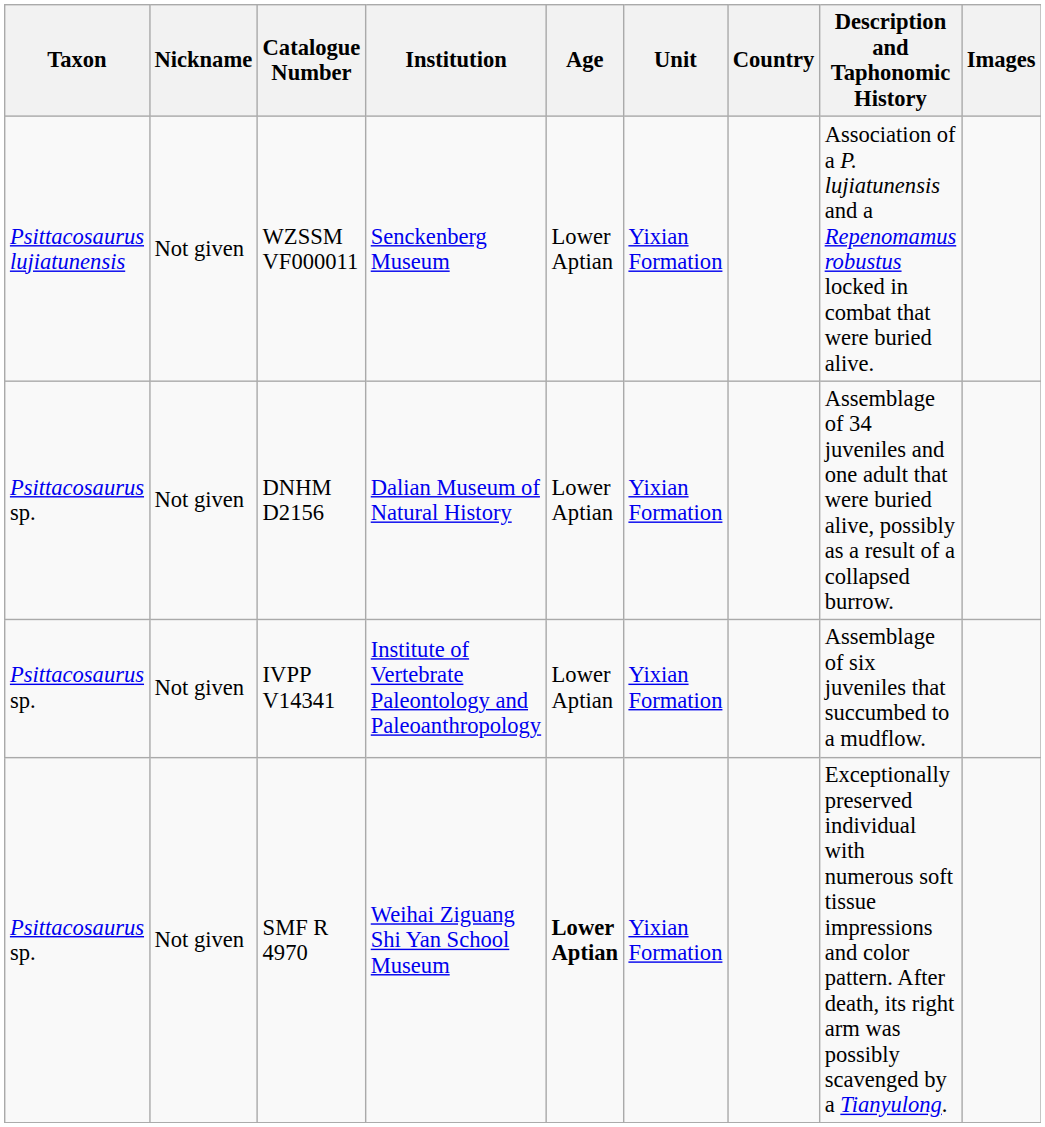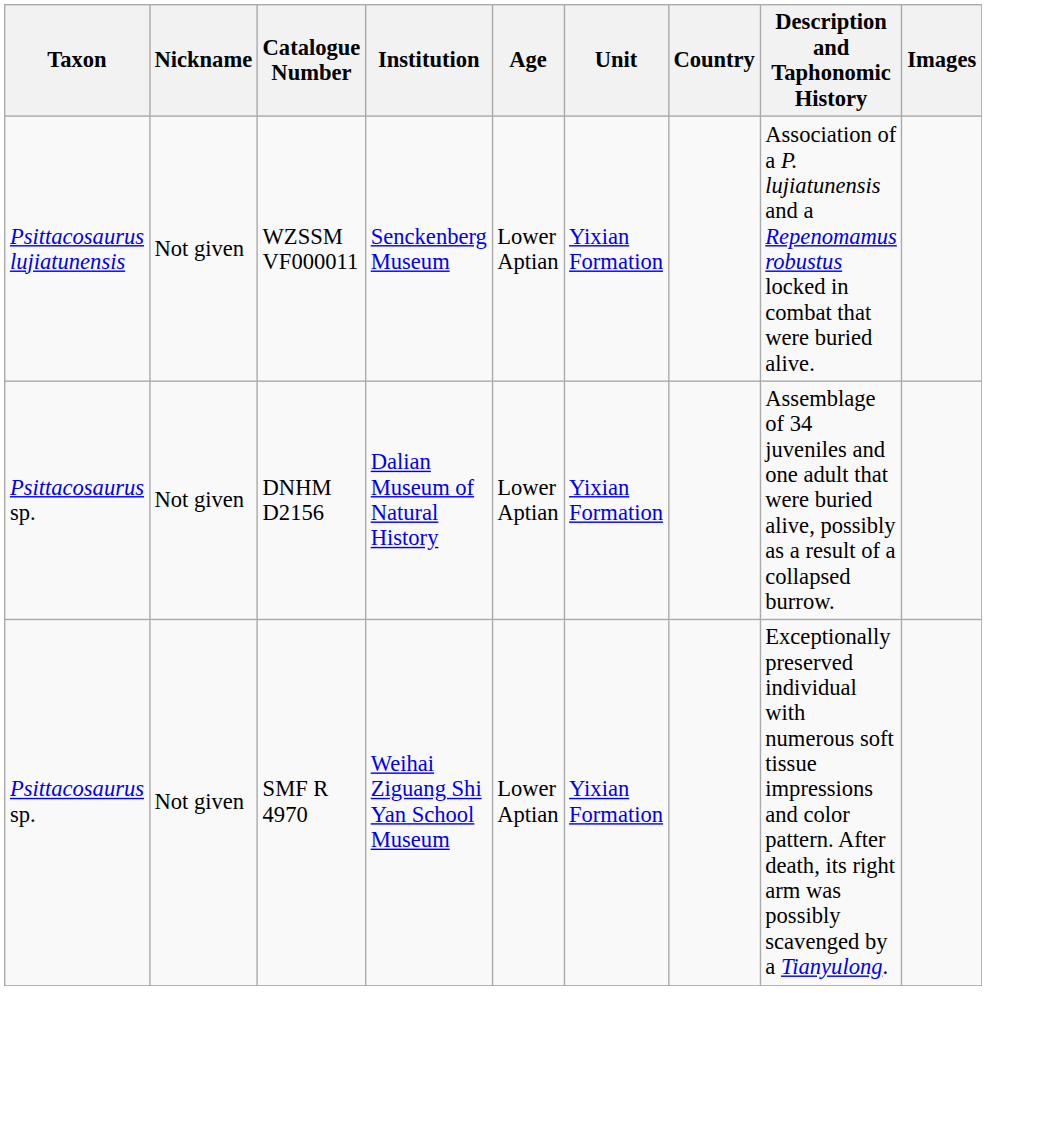- row: (299, 688)
(585, 939) bold -> (528, 802) normal
